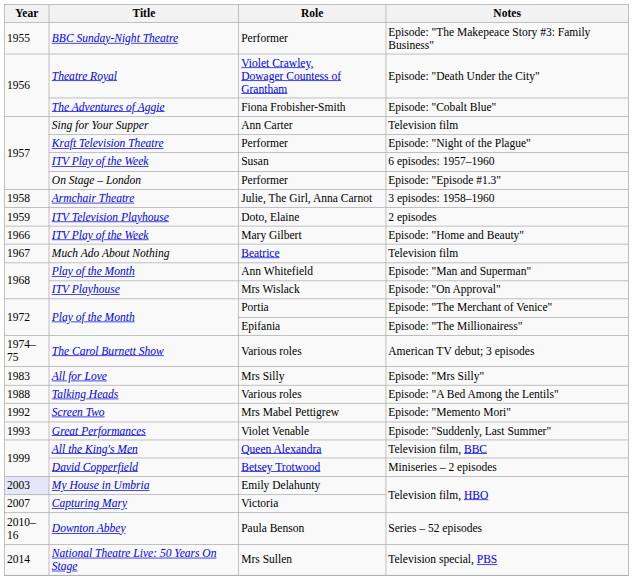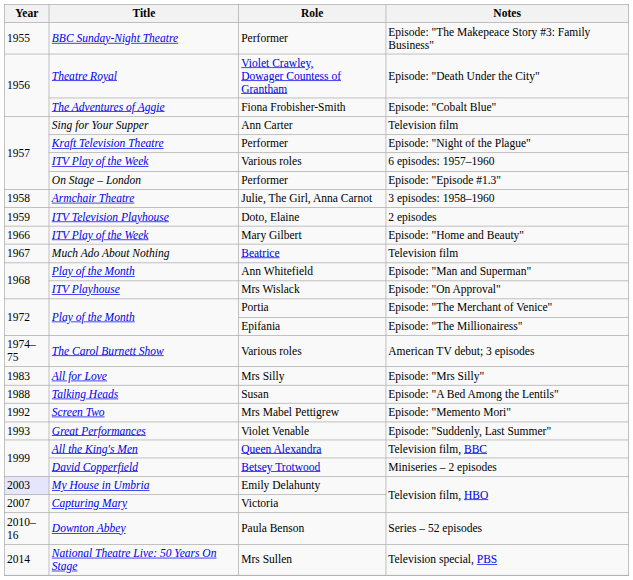(255, 162) Susan -> (271, 162) Various roles
(271, 394) Various roles -> (255, 394) Susan
